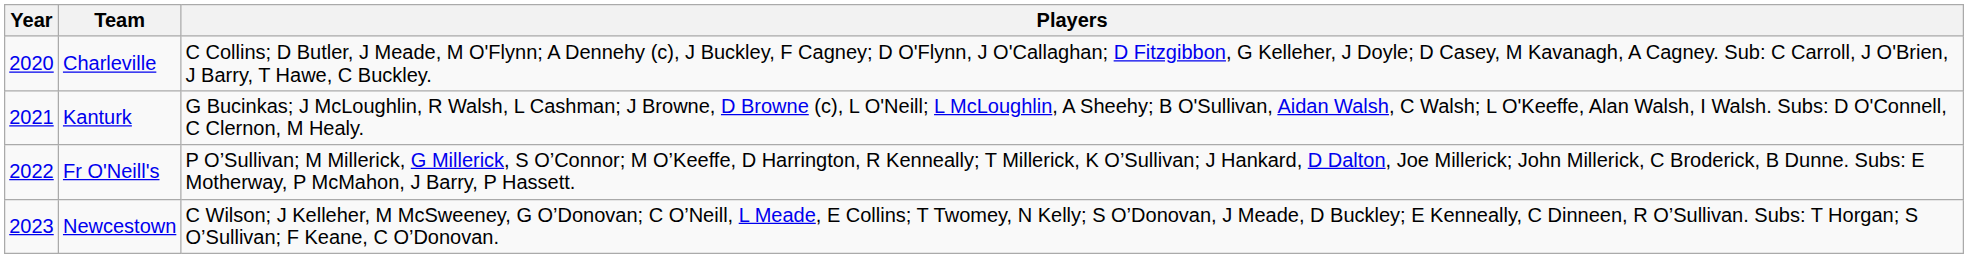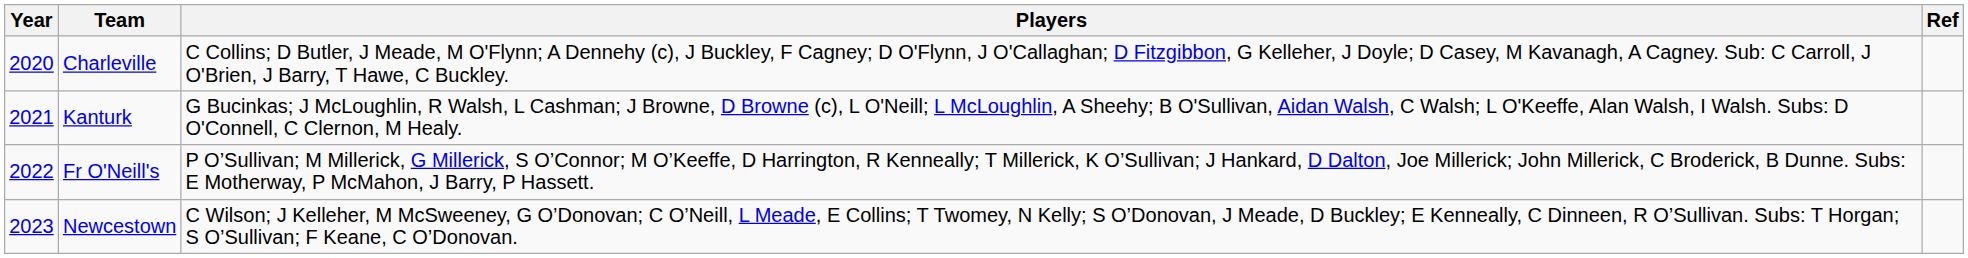+ column: (1943, 20)
